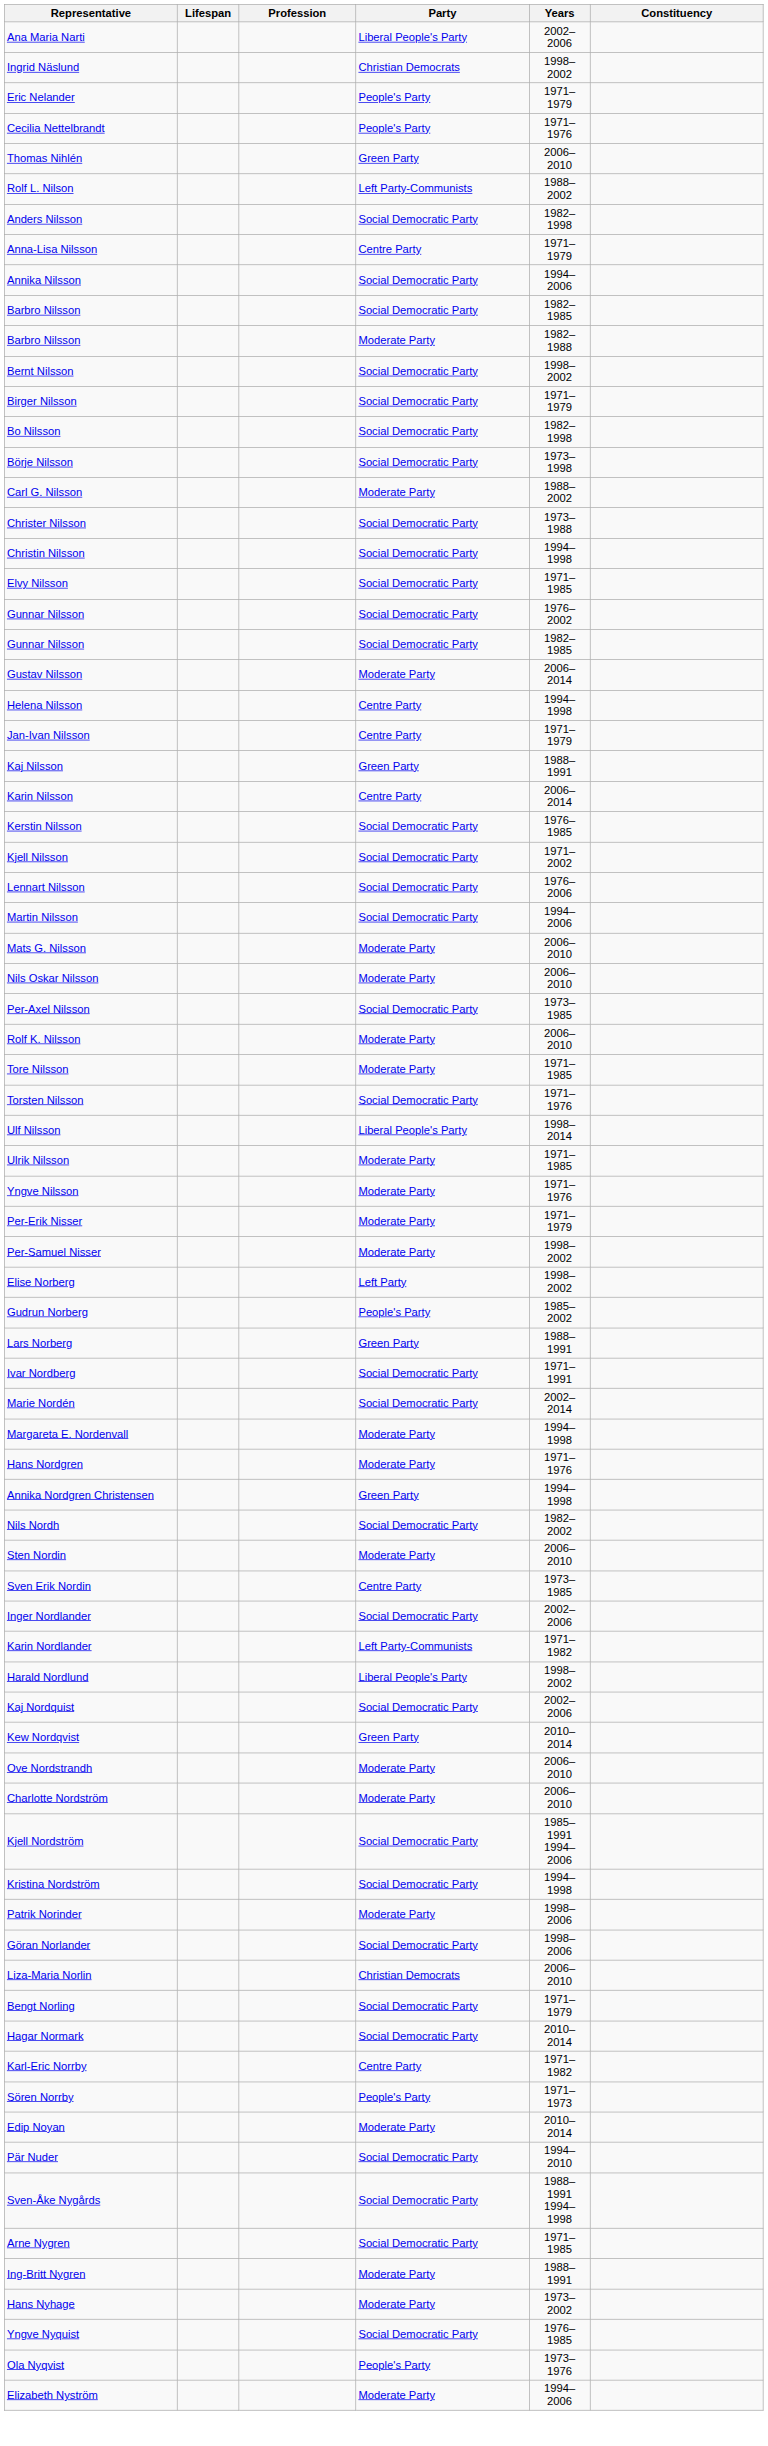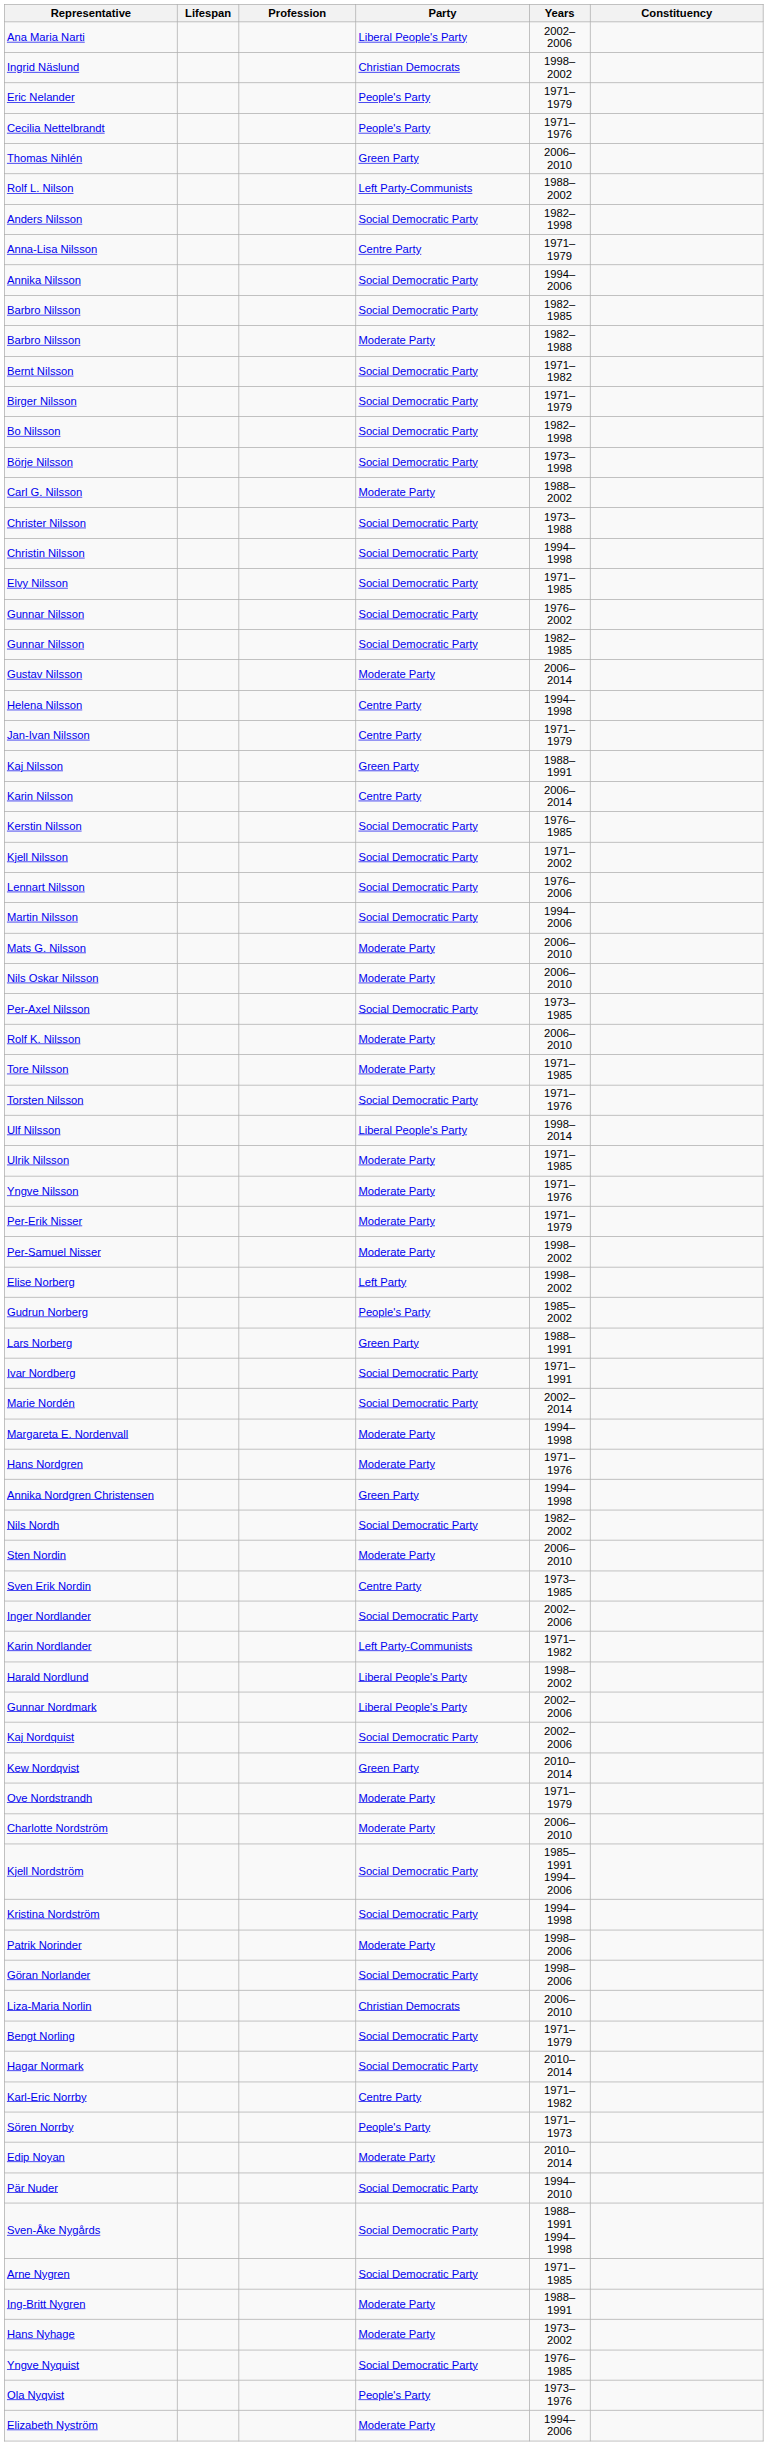(560, 371) 1998–2002 -> (560, 371) 1971–1982
+ row: (52, 1707)
(560, 1768) 2006–2010 -> (560, 1798) 1971–1979
